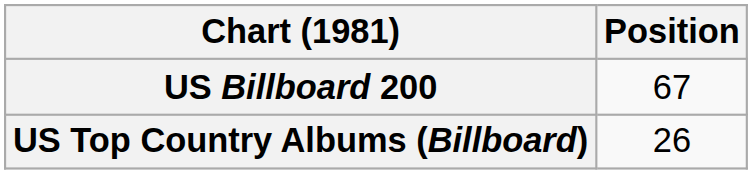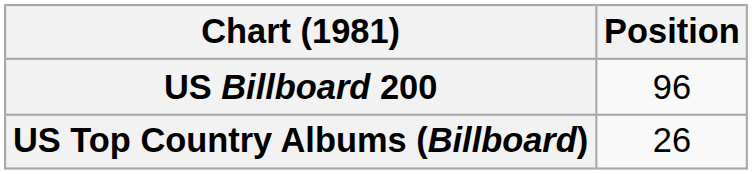(672, 86) 67 -> (672, 86) 96
